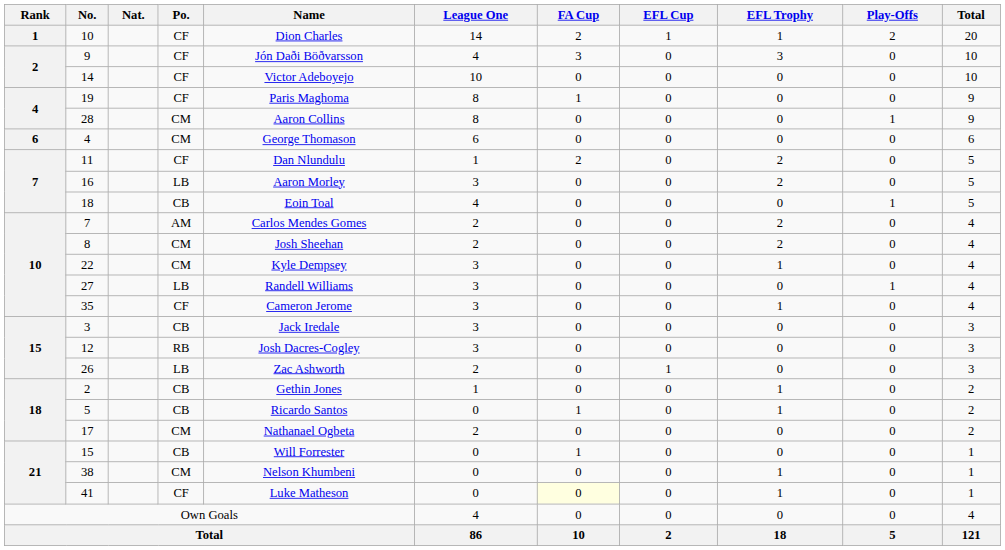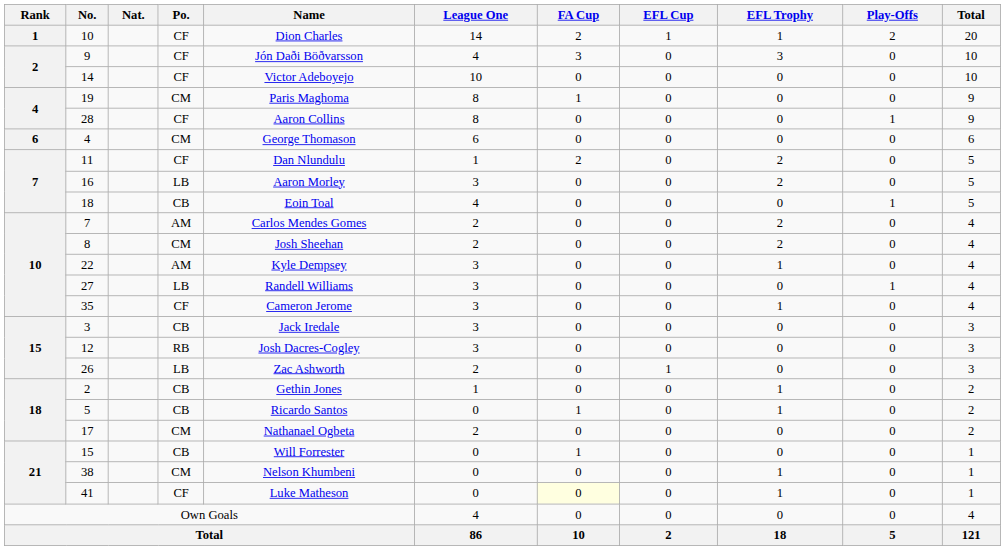(181, 98) CF -> (181, 98) CM
(181, 119) CM -> (181, 119) CF
(181, 264) CM -> (181, 264) AM
